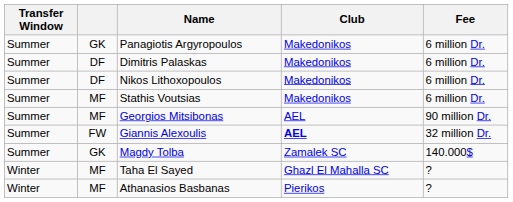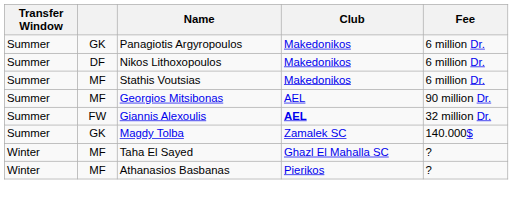- row: (163, 62)
